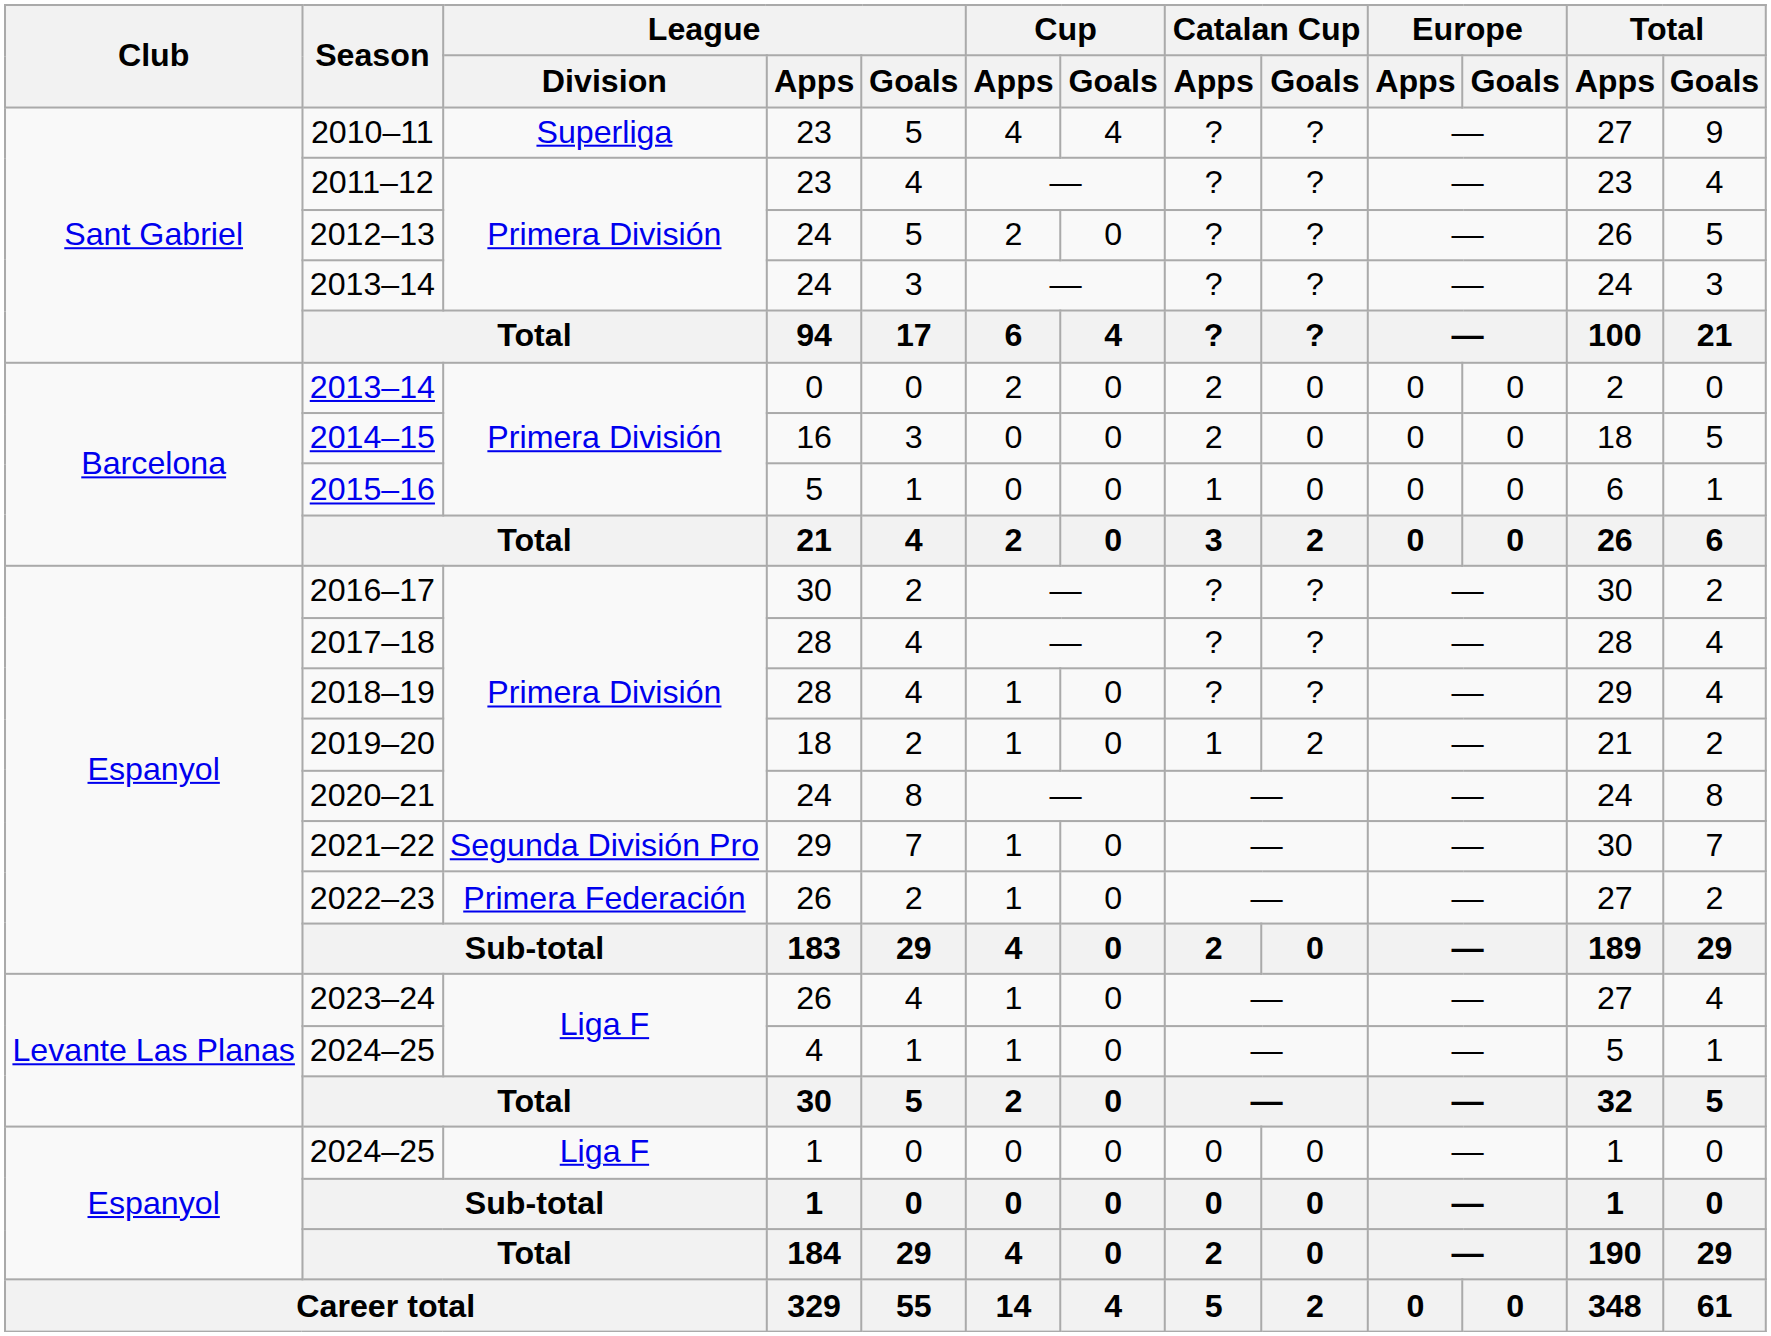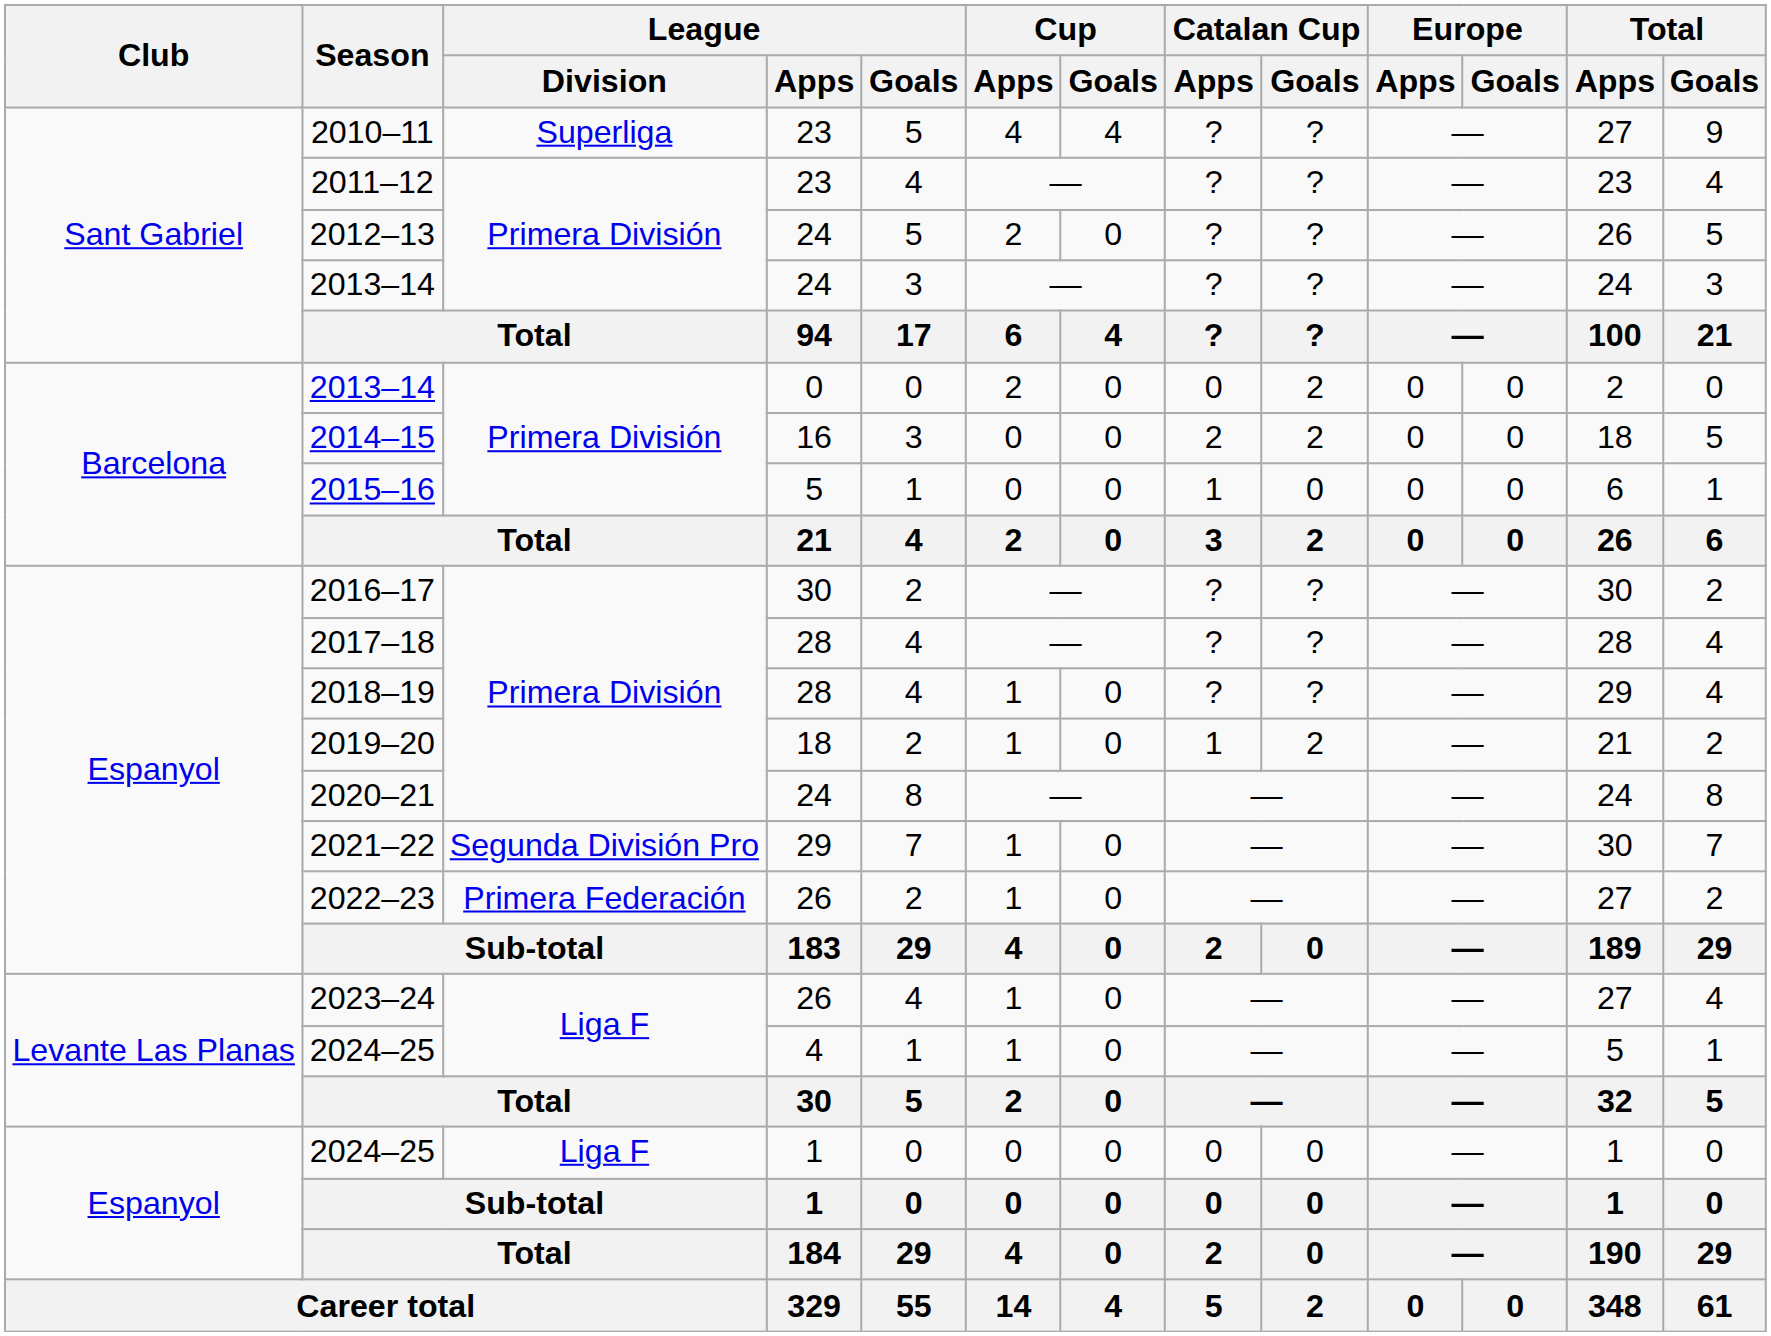(1214, 387) 2 -> (1214, 387) 0
(1315, 387) 0 -> (1315, 387) 2
(1315, 438) 0 -> (1315, 438) 2
